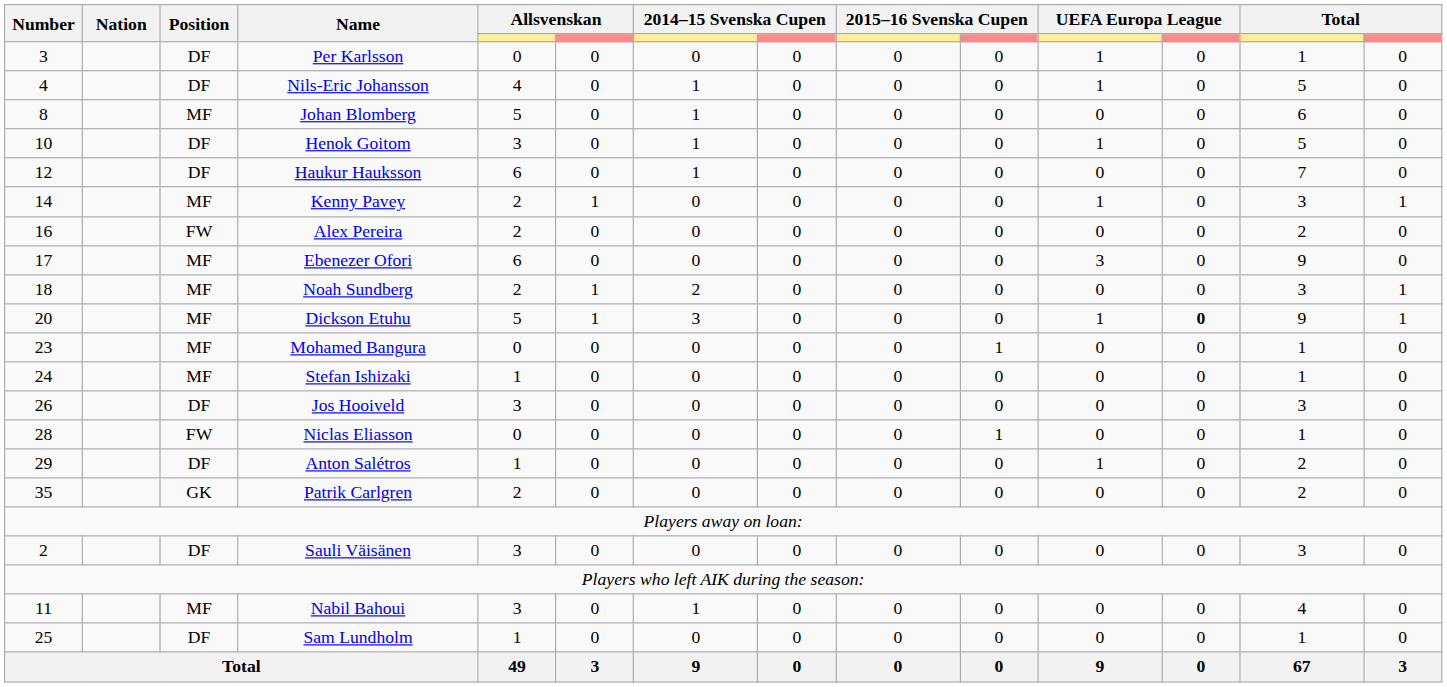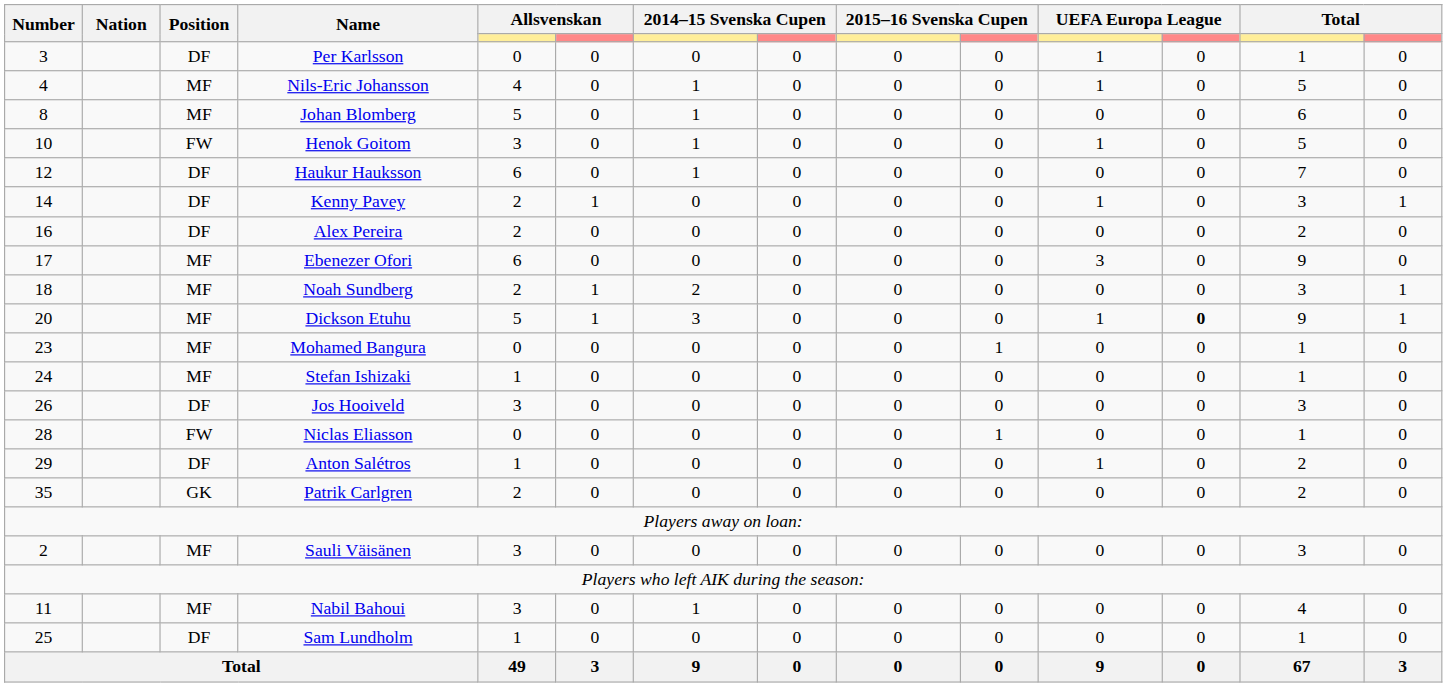(199, 85) DF -> (199, 85) MF
(199, 143) DF -> (199, 143) FW
(199, 201) MF -> (199, 201) DF
(199, 230) FW -> (199, 230) DF
(199, 550) DF -> (199, 550) MF
